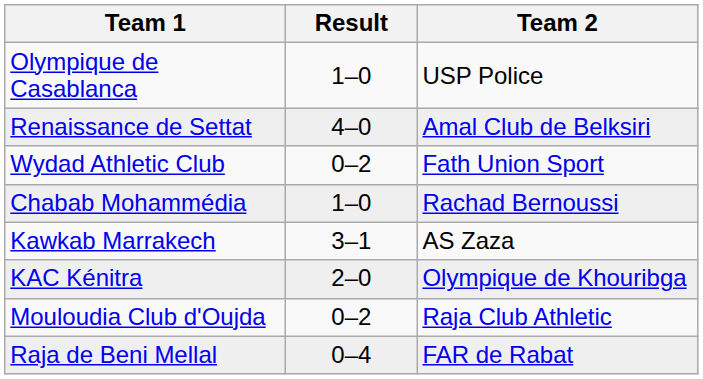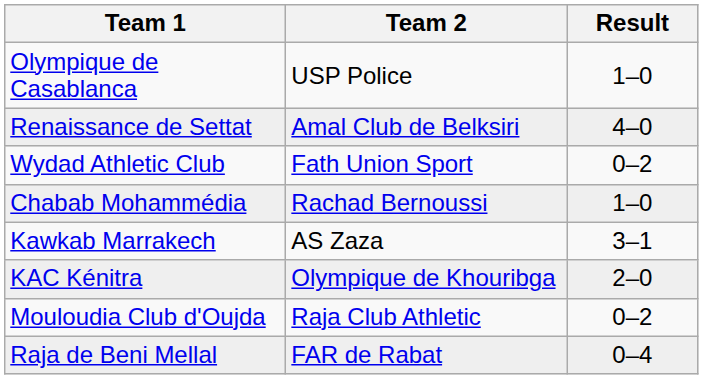columns swapped: (557, 23) <-> (351, 23)
